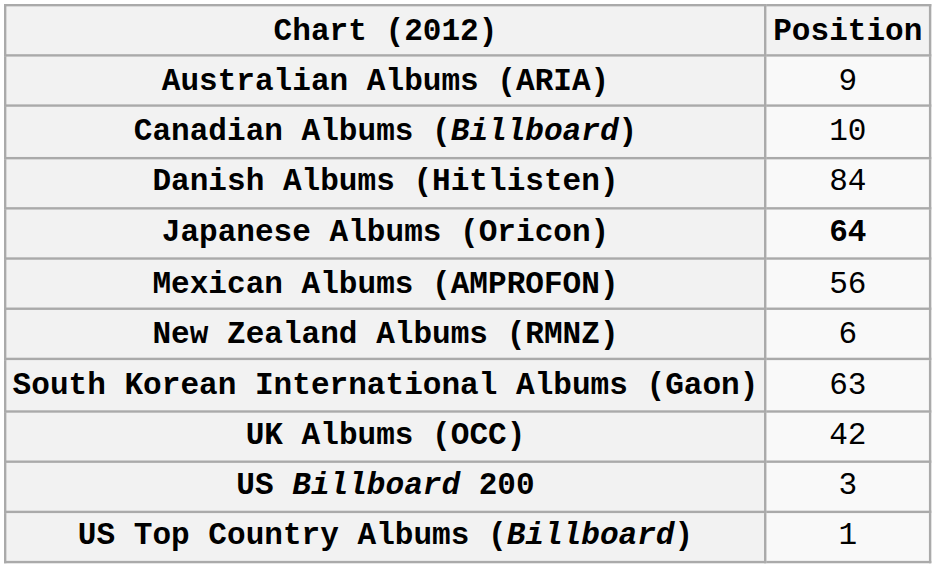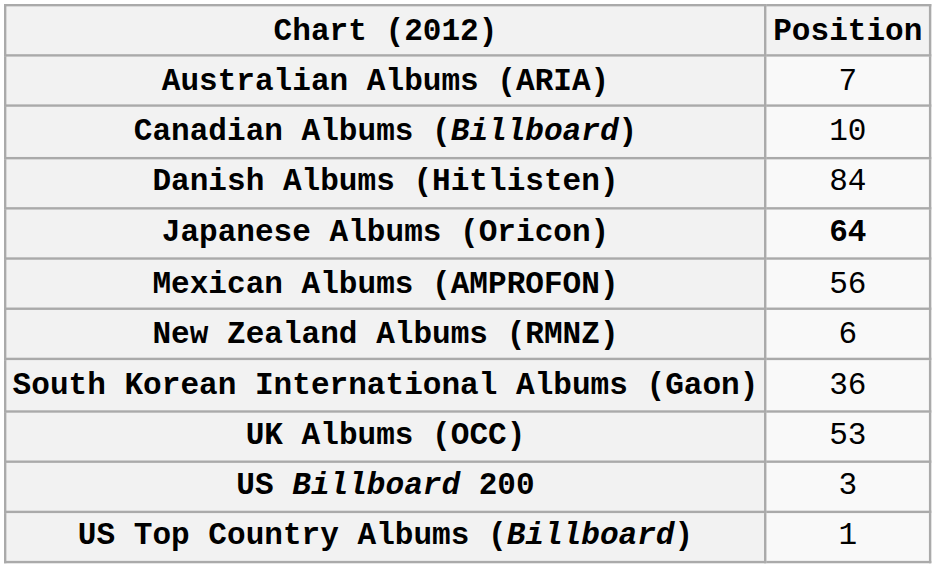(848, 81) 9 -> (848, 81) 7
(848, 385) 63 -> (848, 385) 36
(848, 436) 42 -> (848, 436) 53
